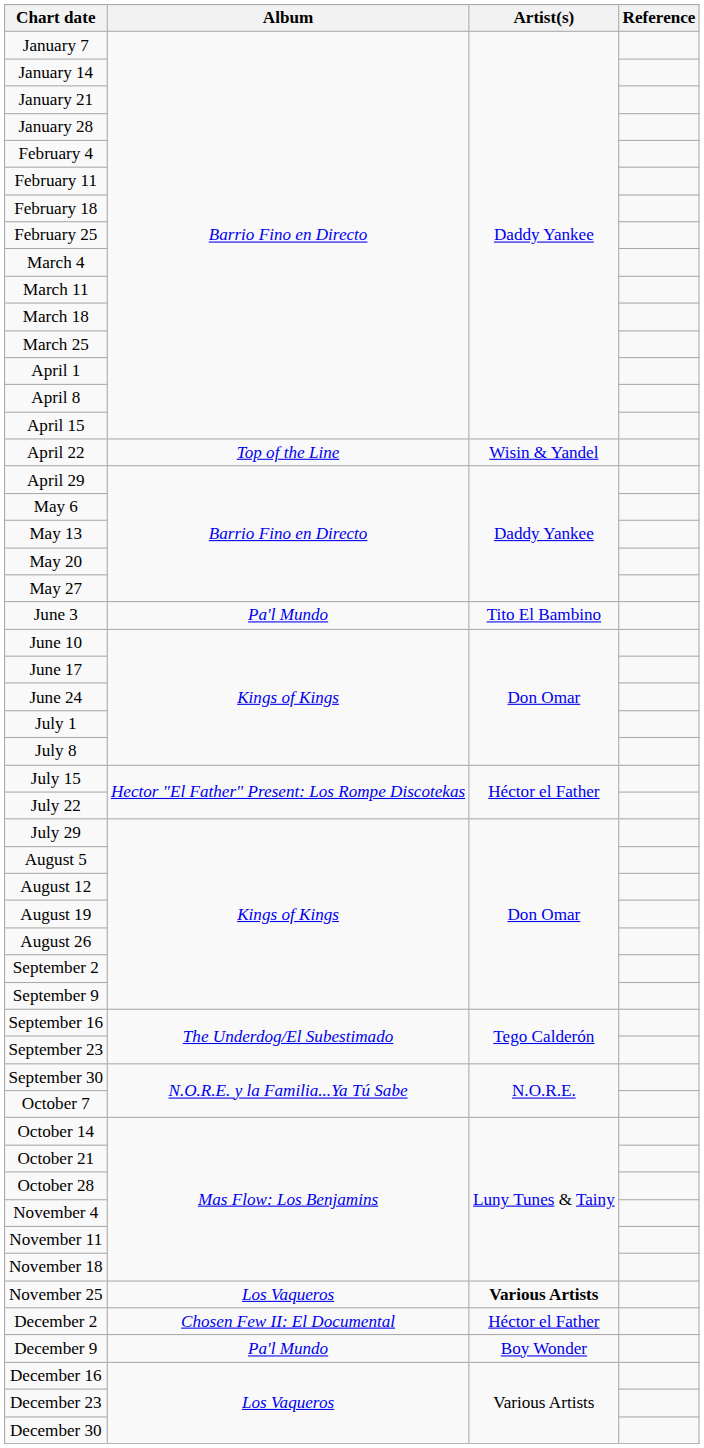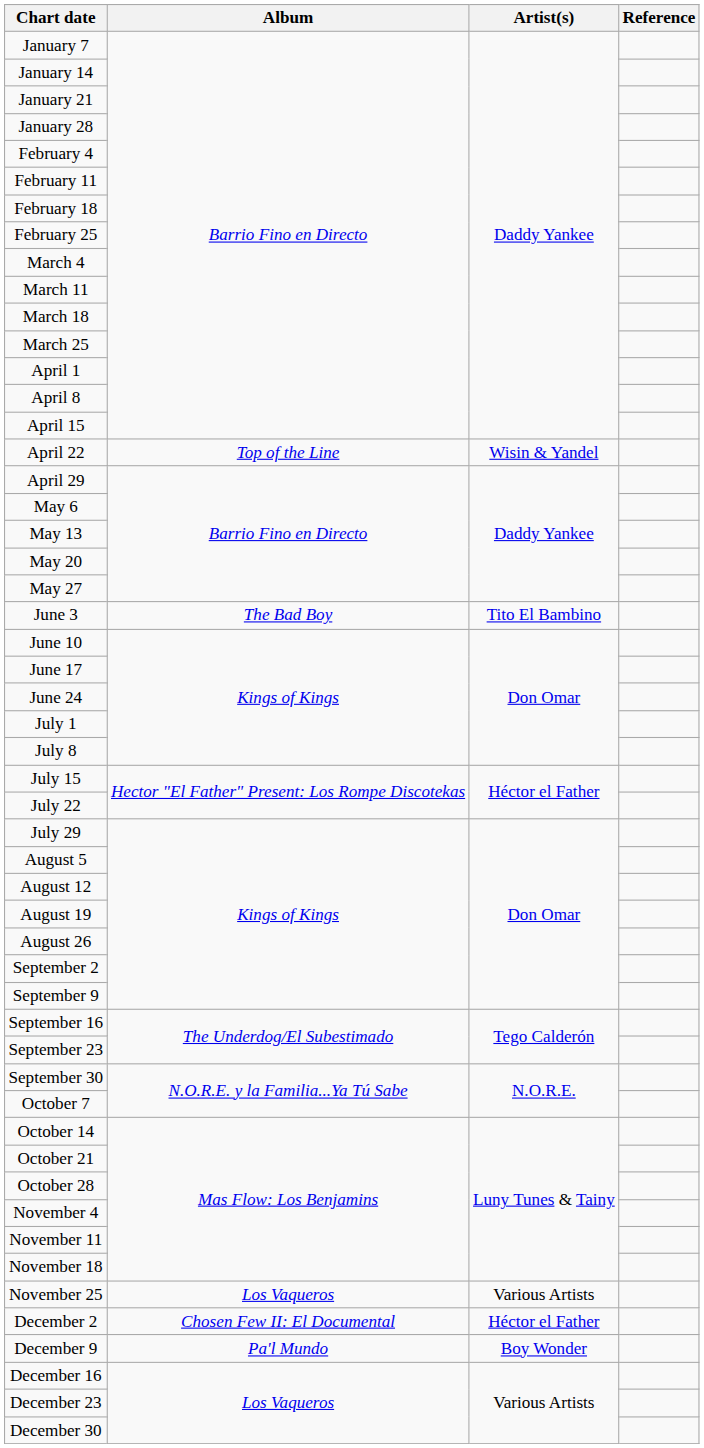(288, 615) Pa'l Mundo -> (288, 615) The Bad Boy
(544, 1294) bold -> (544, 1294) normal
